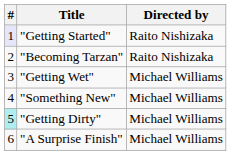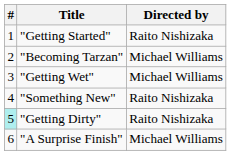(11, 35) lavender background -> (11, 35) no background
(171, 56) Raito Nishizaka -> (176, 56) Michael Williams
(176, 98) Michael Williams -> (171, 98) Raito Nishizaka
(176, 118) Michael Williams -> (171, 118) Raito Nishizaka
